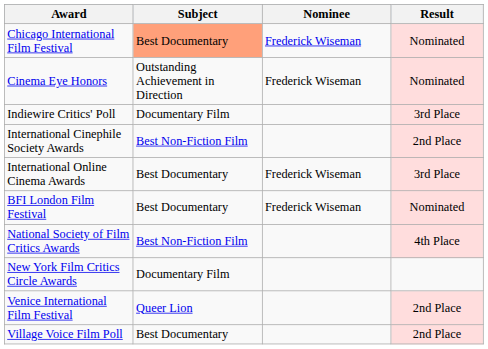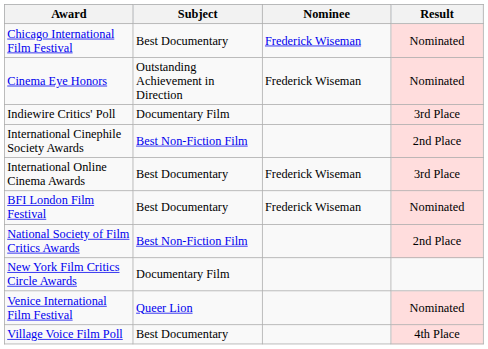(182, 40) lightsalmon background -> (182, 40) no background
(437, 241) 4th Place -> (437, 241) 2nd Place
(437, 307) 2nd Place -> (437, 307) Nominated
(437, 334) 2nd Place -> (437, 334) 4th Place
